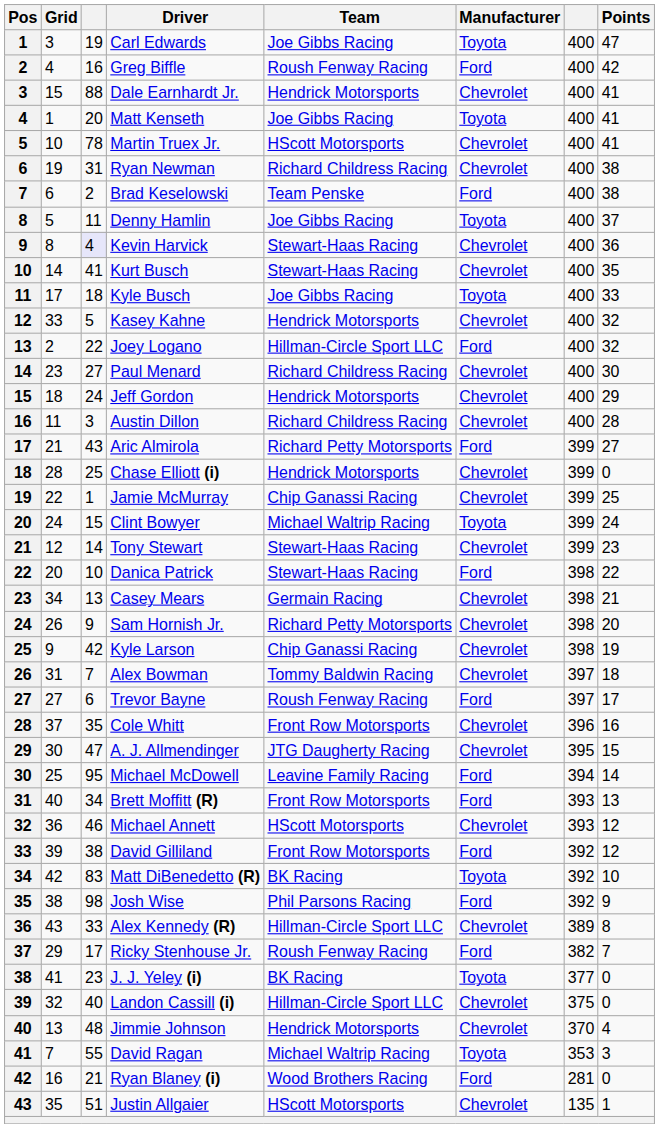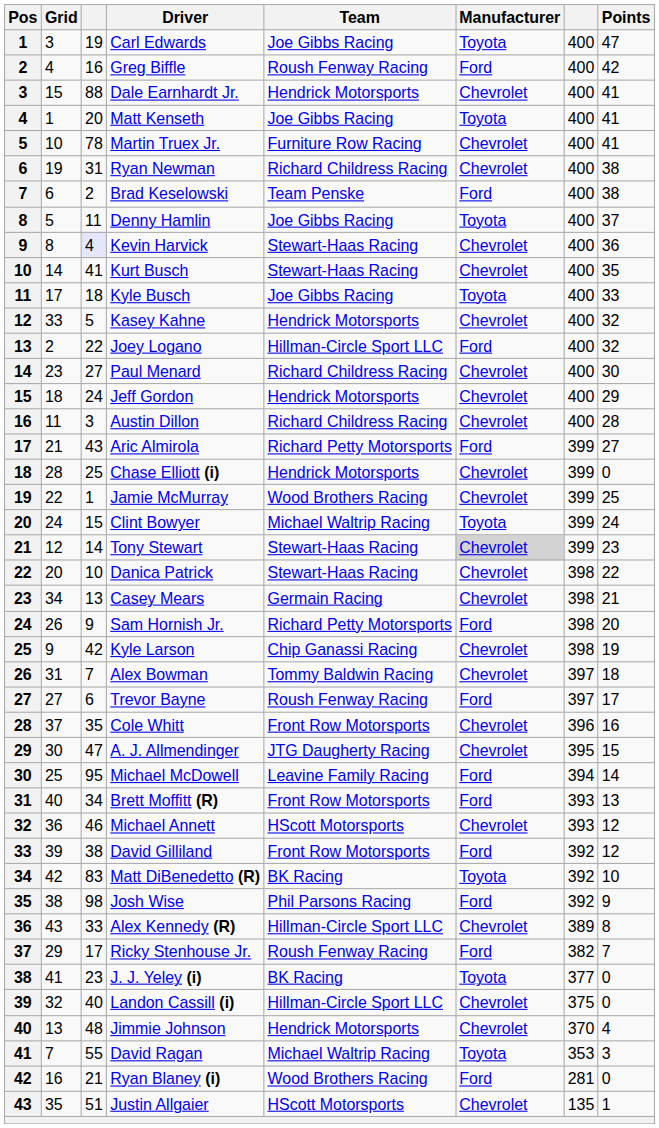(336, 144) HScott Motorsports -> (345, 144) Furniture Row Racing
(342, 497) Chip Ganassi Racing -> (348, 497) Wood Brothers Racing
(493, 548) no background -> (493, 548) lightgrey background
(476, 573) Ford -> (493, 573) Chevrolet
(493, 624) Chevrolet -> (476, 624) Ford
